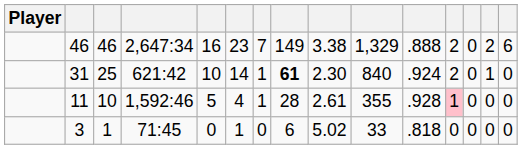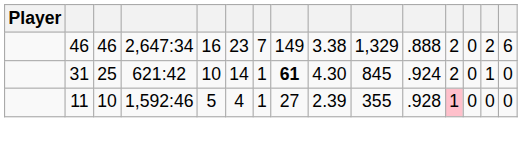(329, 74) 2.30 -> (329, 74) 4.30
(377, 74) 840 -> (377, 74) 845
(290, 102) 28 -> (290, 102) 27
(329, 102) 2.61 -> (329, 102) 2.39
- row: (79, 130)
